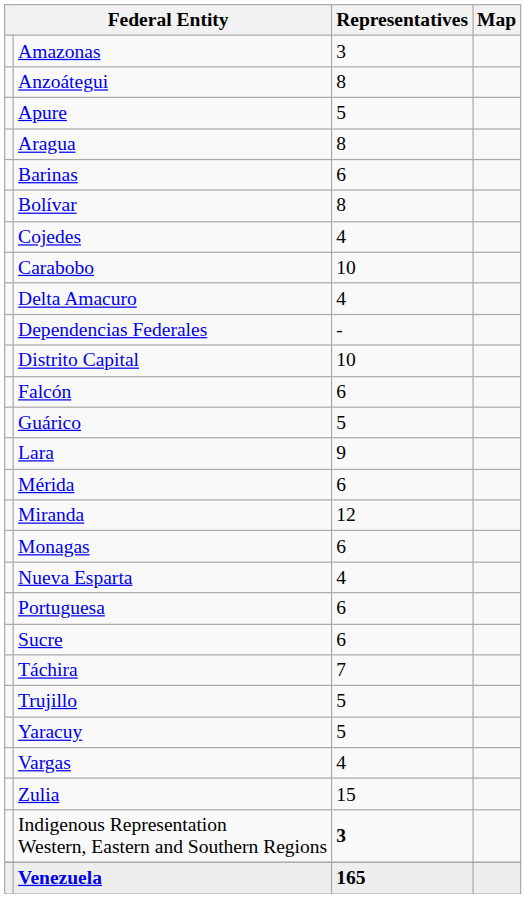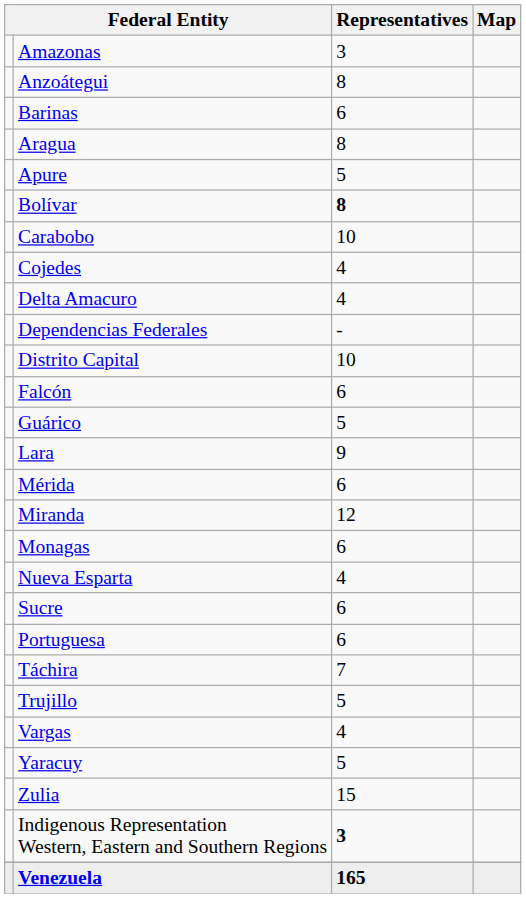rows swapped: (42, 112) <-> (48, 174)
(341, 205) normal -> (341, 205) bold
rows swapped: (56, 267) <-> (50, 236)
rows swapped: (61, 608) <-> (40, 639)
rows swapped: (44, 762) <-> (50, 732)
